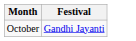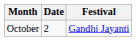+ column: (54, 12)
